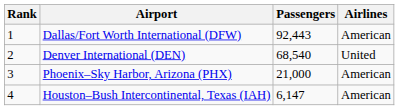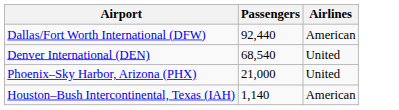- column: (22, 14)
(294, 34) 92,443 -> (258, 34) 92,440
(366, 74) American -> (323, 74) United
(290, 94) 6,147 -> (255, 94) 1,140
